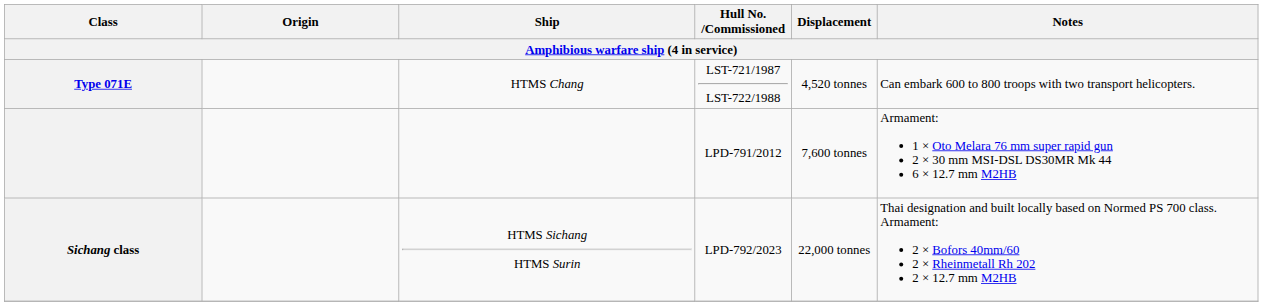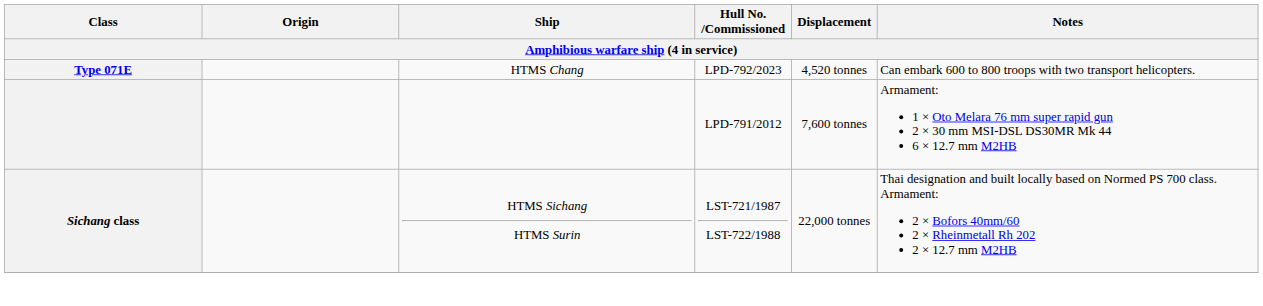(743, 84) LST-721/1987 LST-722/1988 -> (743, 69) LPD-792/2023
(743, 249) LPD-792/2023 -> (743, 220) LST-721/1987 LST-722/1988
